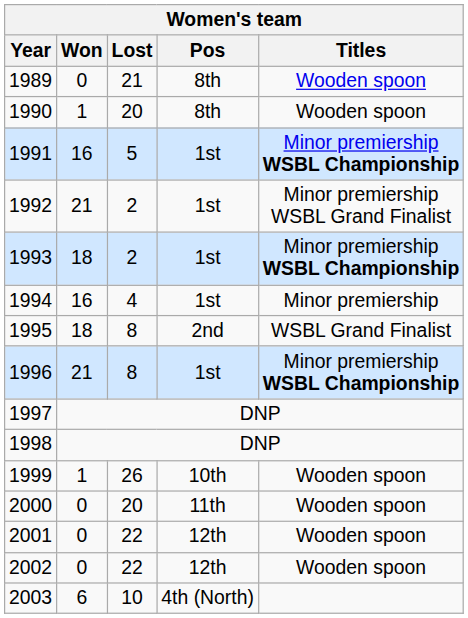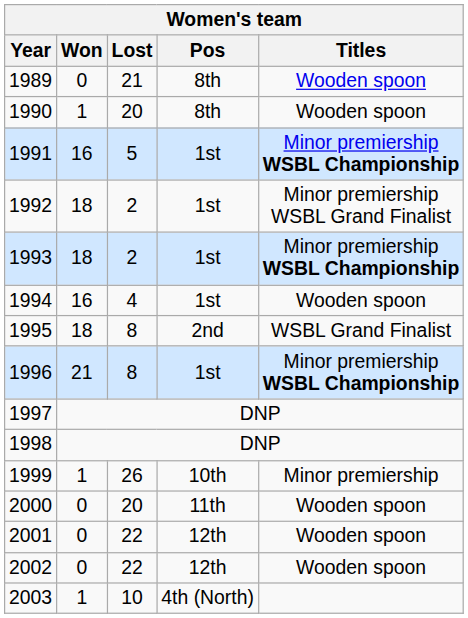(82, 206) 21 -> (82, 206) 18
(361, 300) Minor premiership -> (361, 300) Wooden spoon
(361, 475) Wooden spoon -> (361, 475) Minor premiership
(82, 598) 6 -> (82, 598) 1
